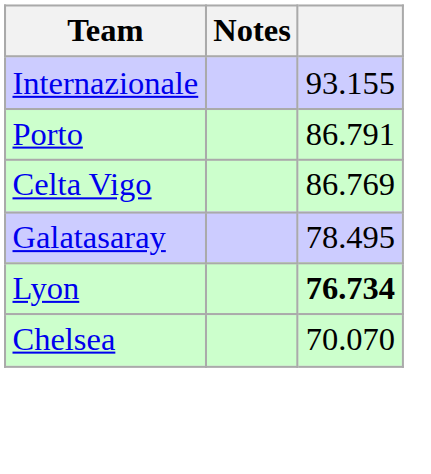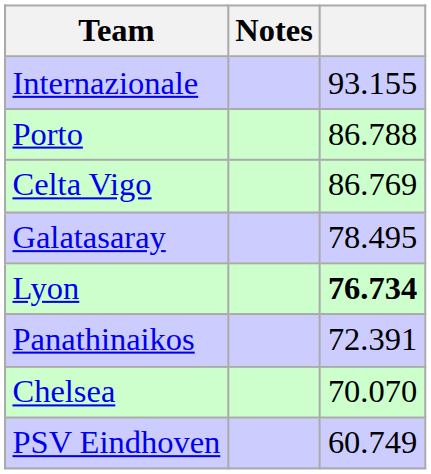(350, 133) 86.791 -> (373, 133) 86.788
+ row: (104, 339)
+ row: (116, 442)
